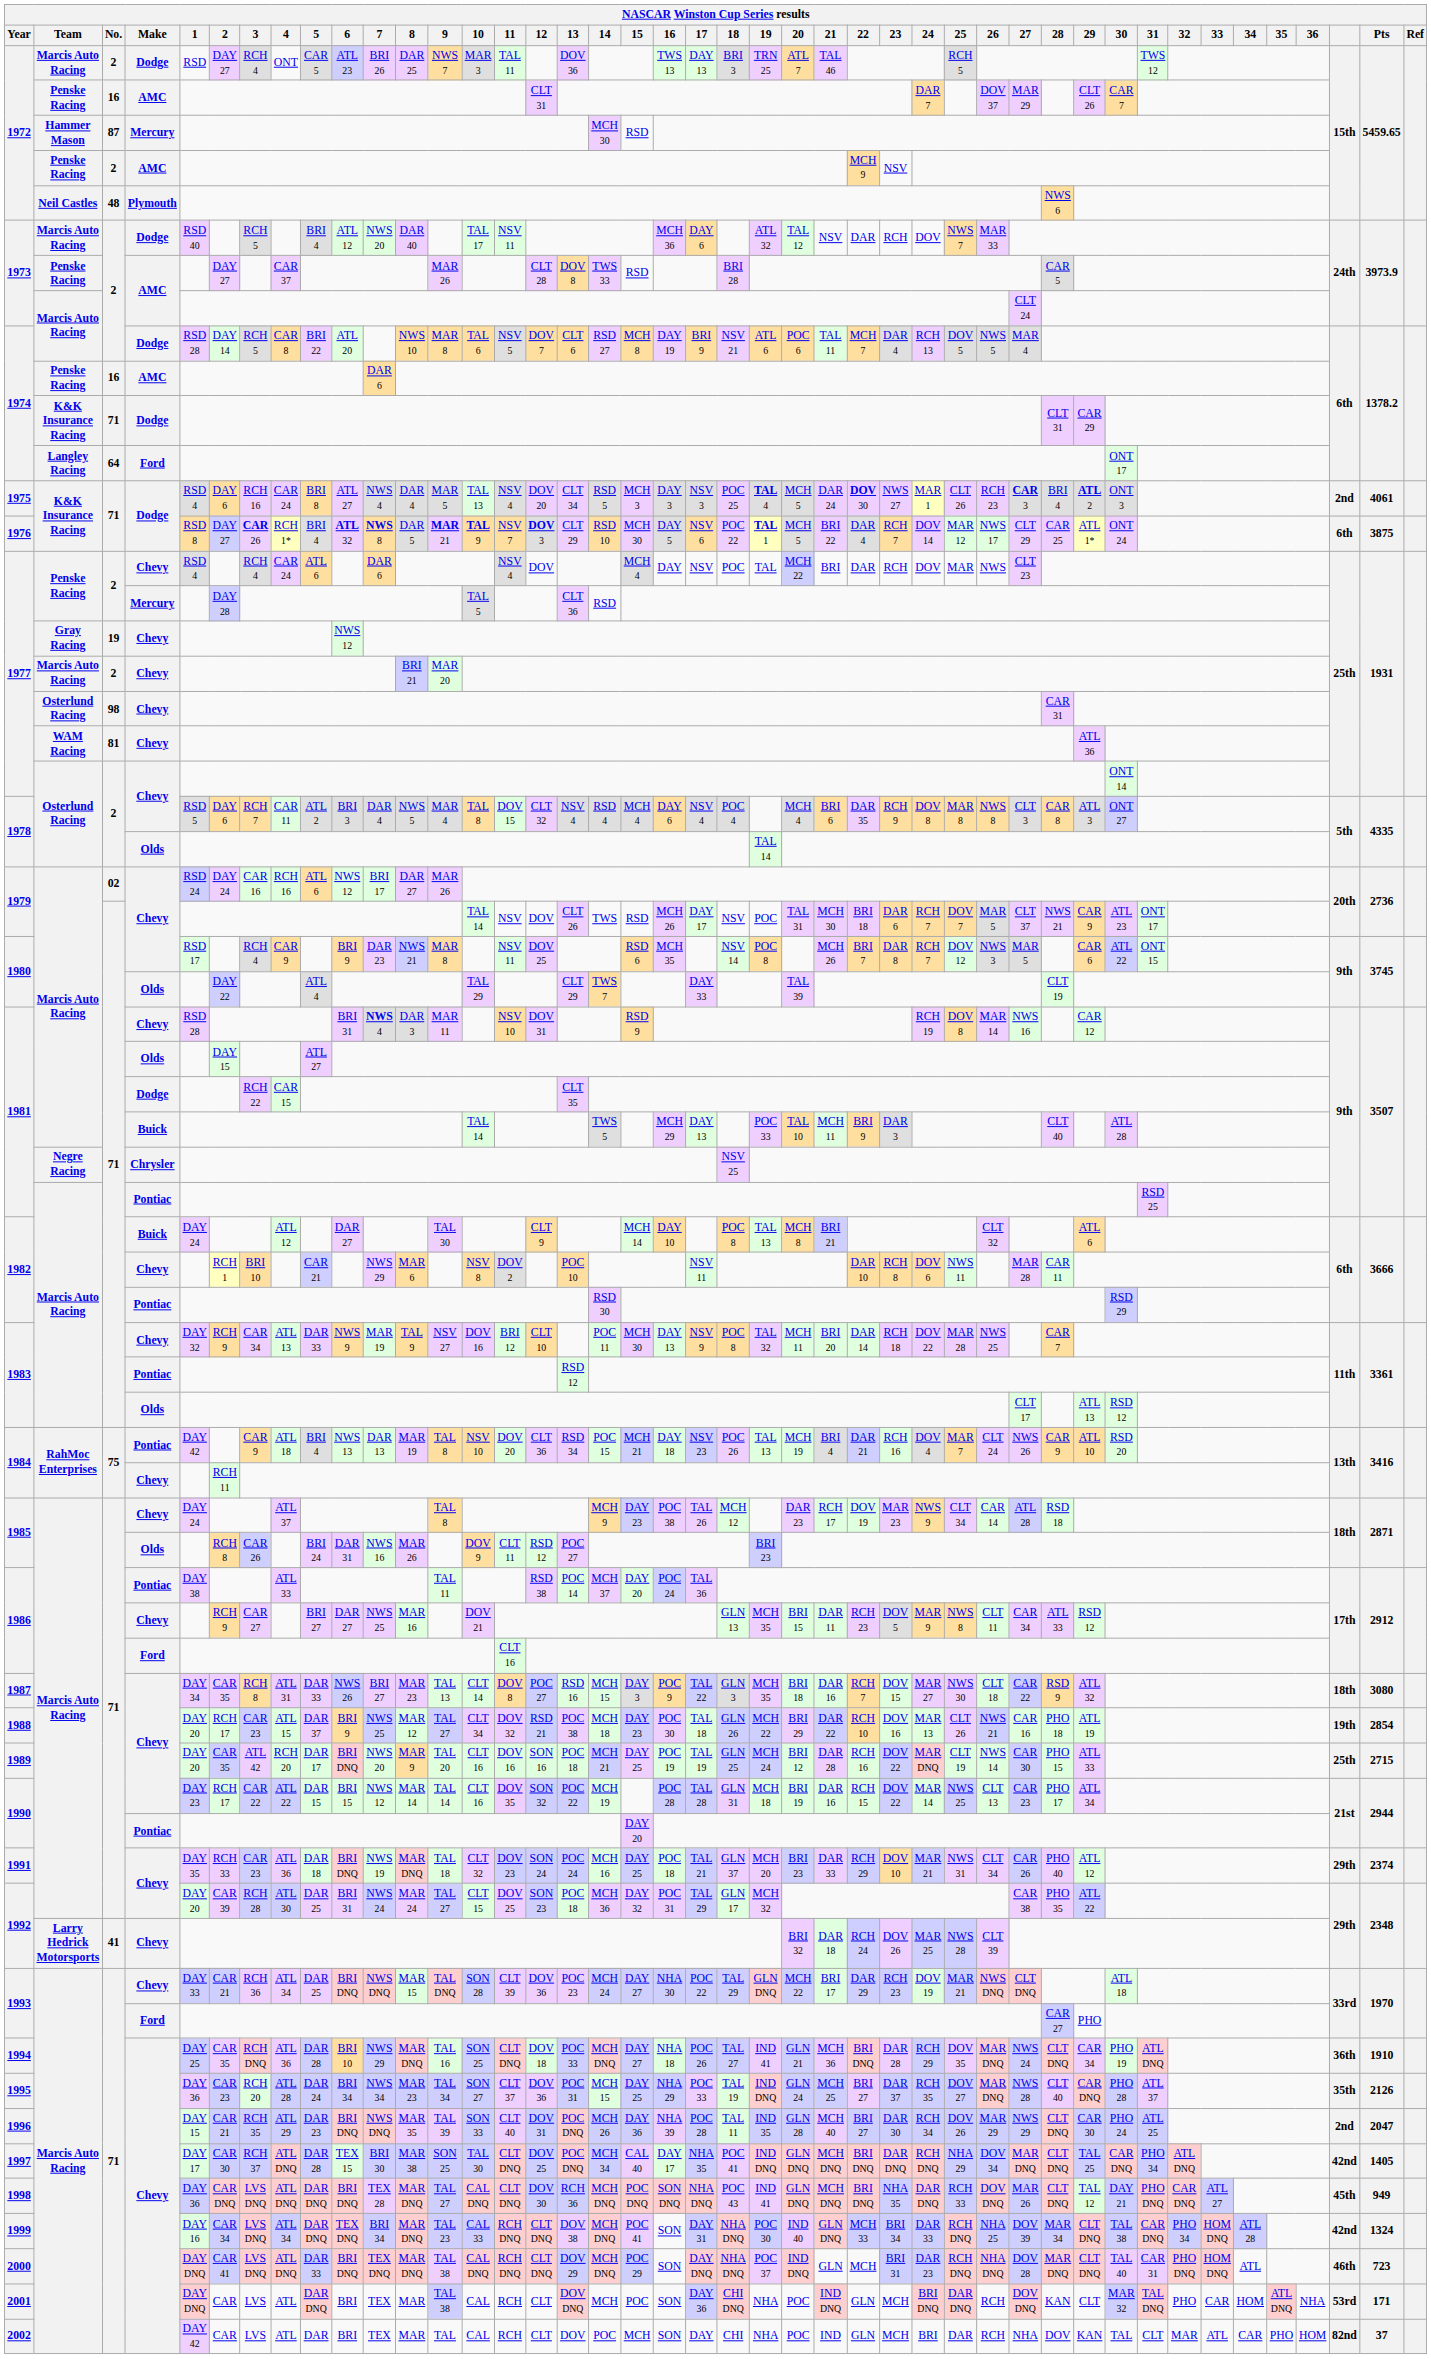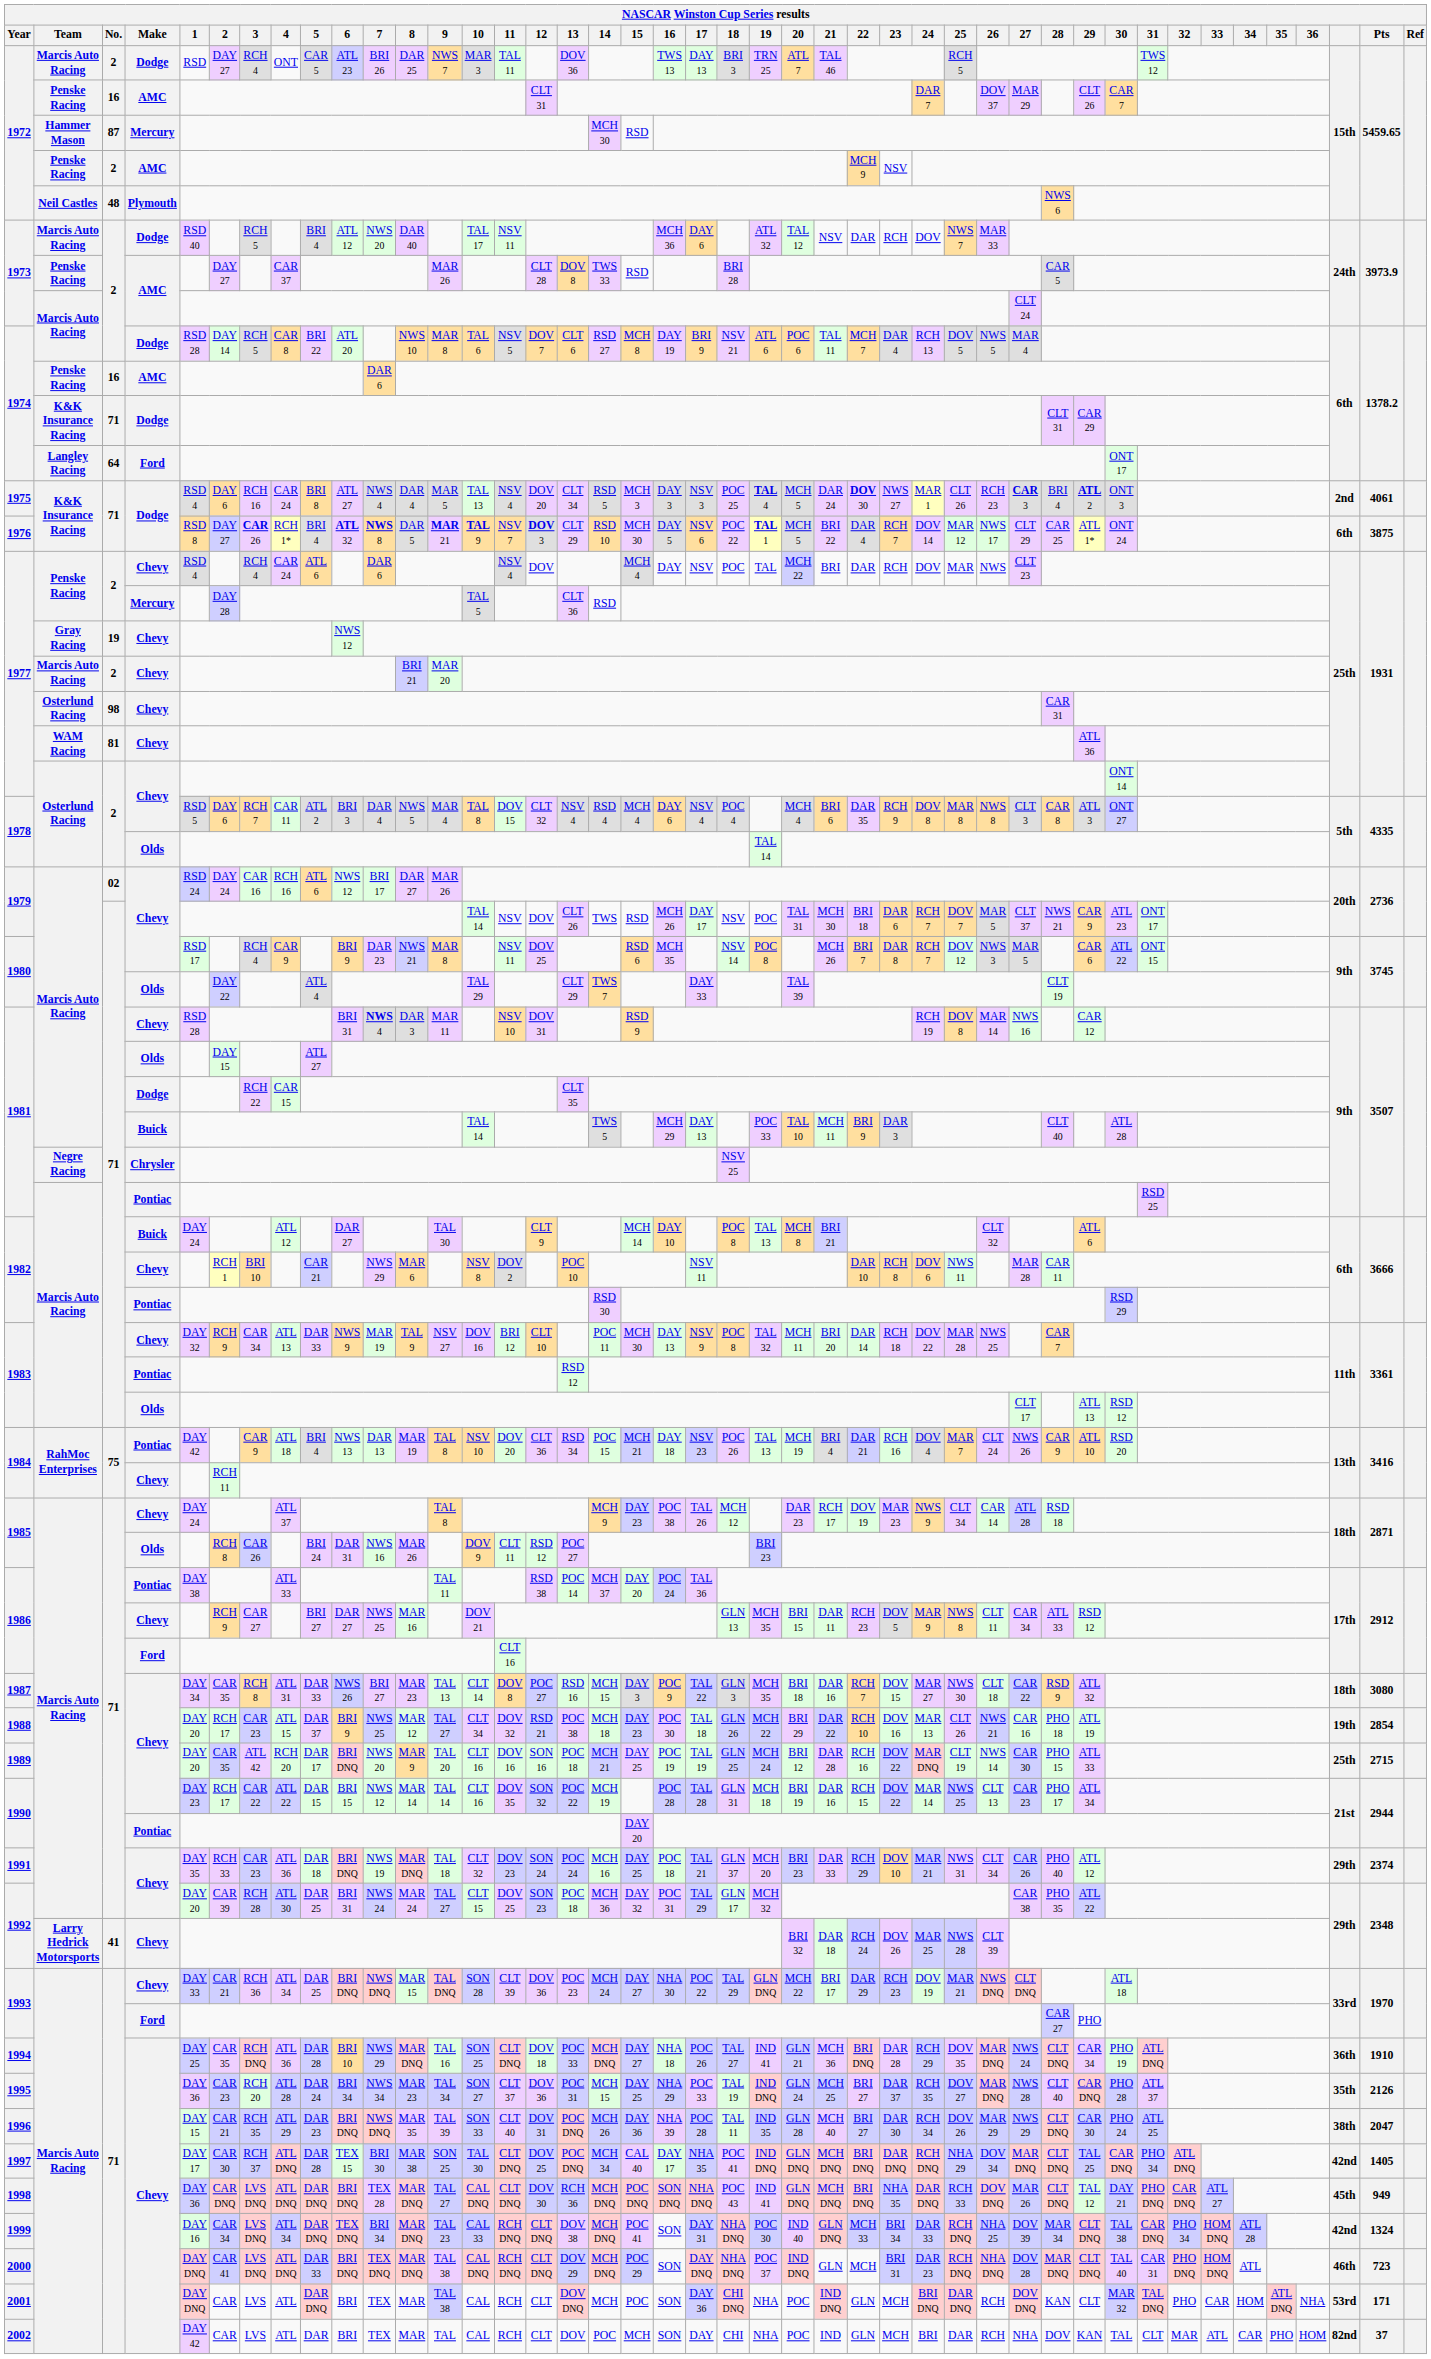(1344, 2125) 2nd -> (1344, 2125) 38th
